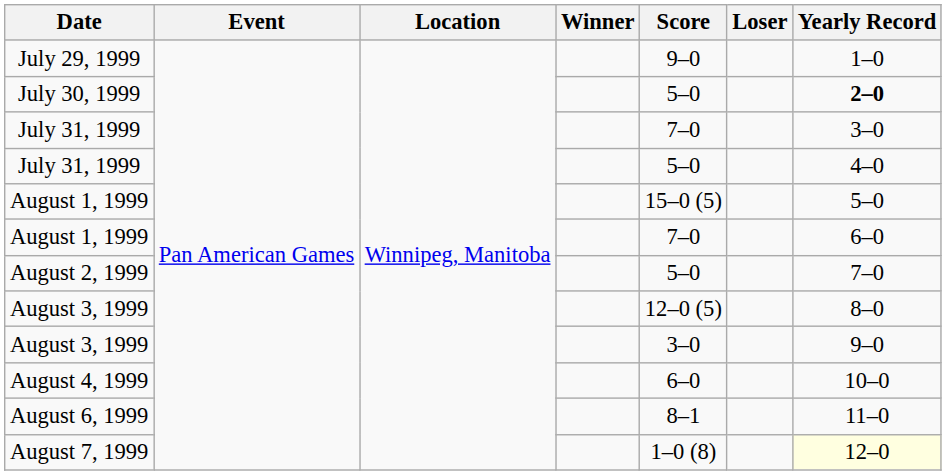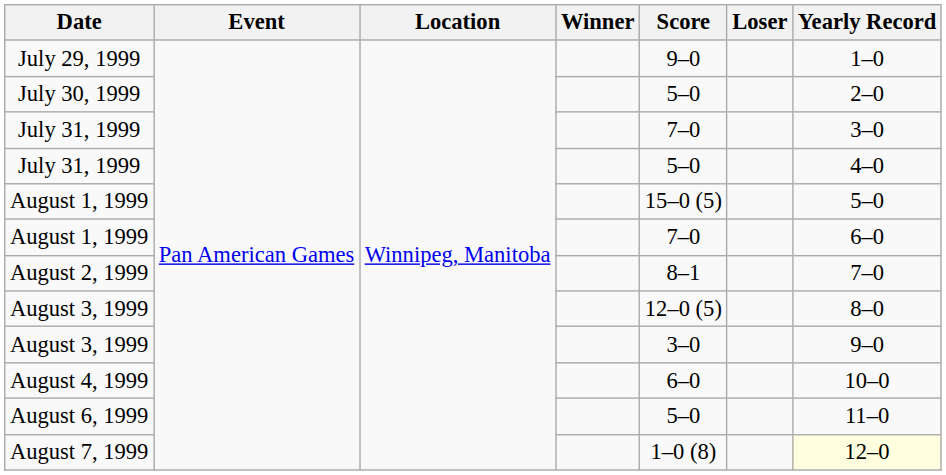(867, 93) bold -> (867, 93) normal
(683, 272) 5–0 -> (683, 272) 8–1
(683, 415) 8–1 -> (683, 415) 5–0
